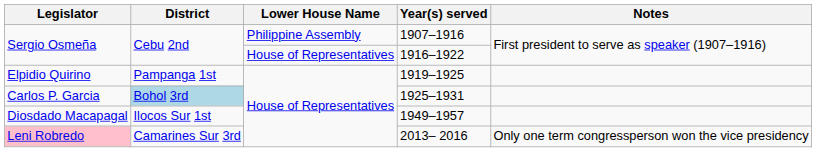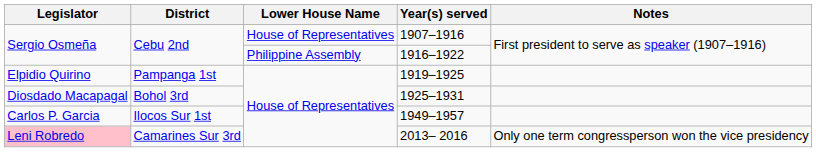(304, 34) Philippine Assembly -> (320, 34) House of Representatives
(320, 55) House of Representatives -> (304, 55) Philippine Assembly
(53, 95) Carlos P. Garcia -> (67, 95) Diosdado Macapagal
(161, 95) lightblue background -> (161, 95) no background
(67, 116) Diosdado Macapagal -> (53, 116) Carlos P. Garcia
